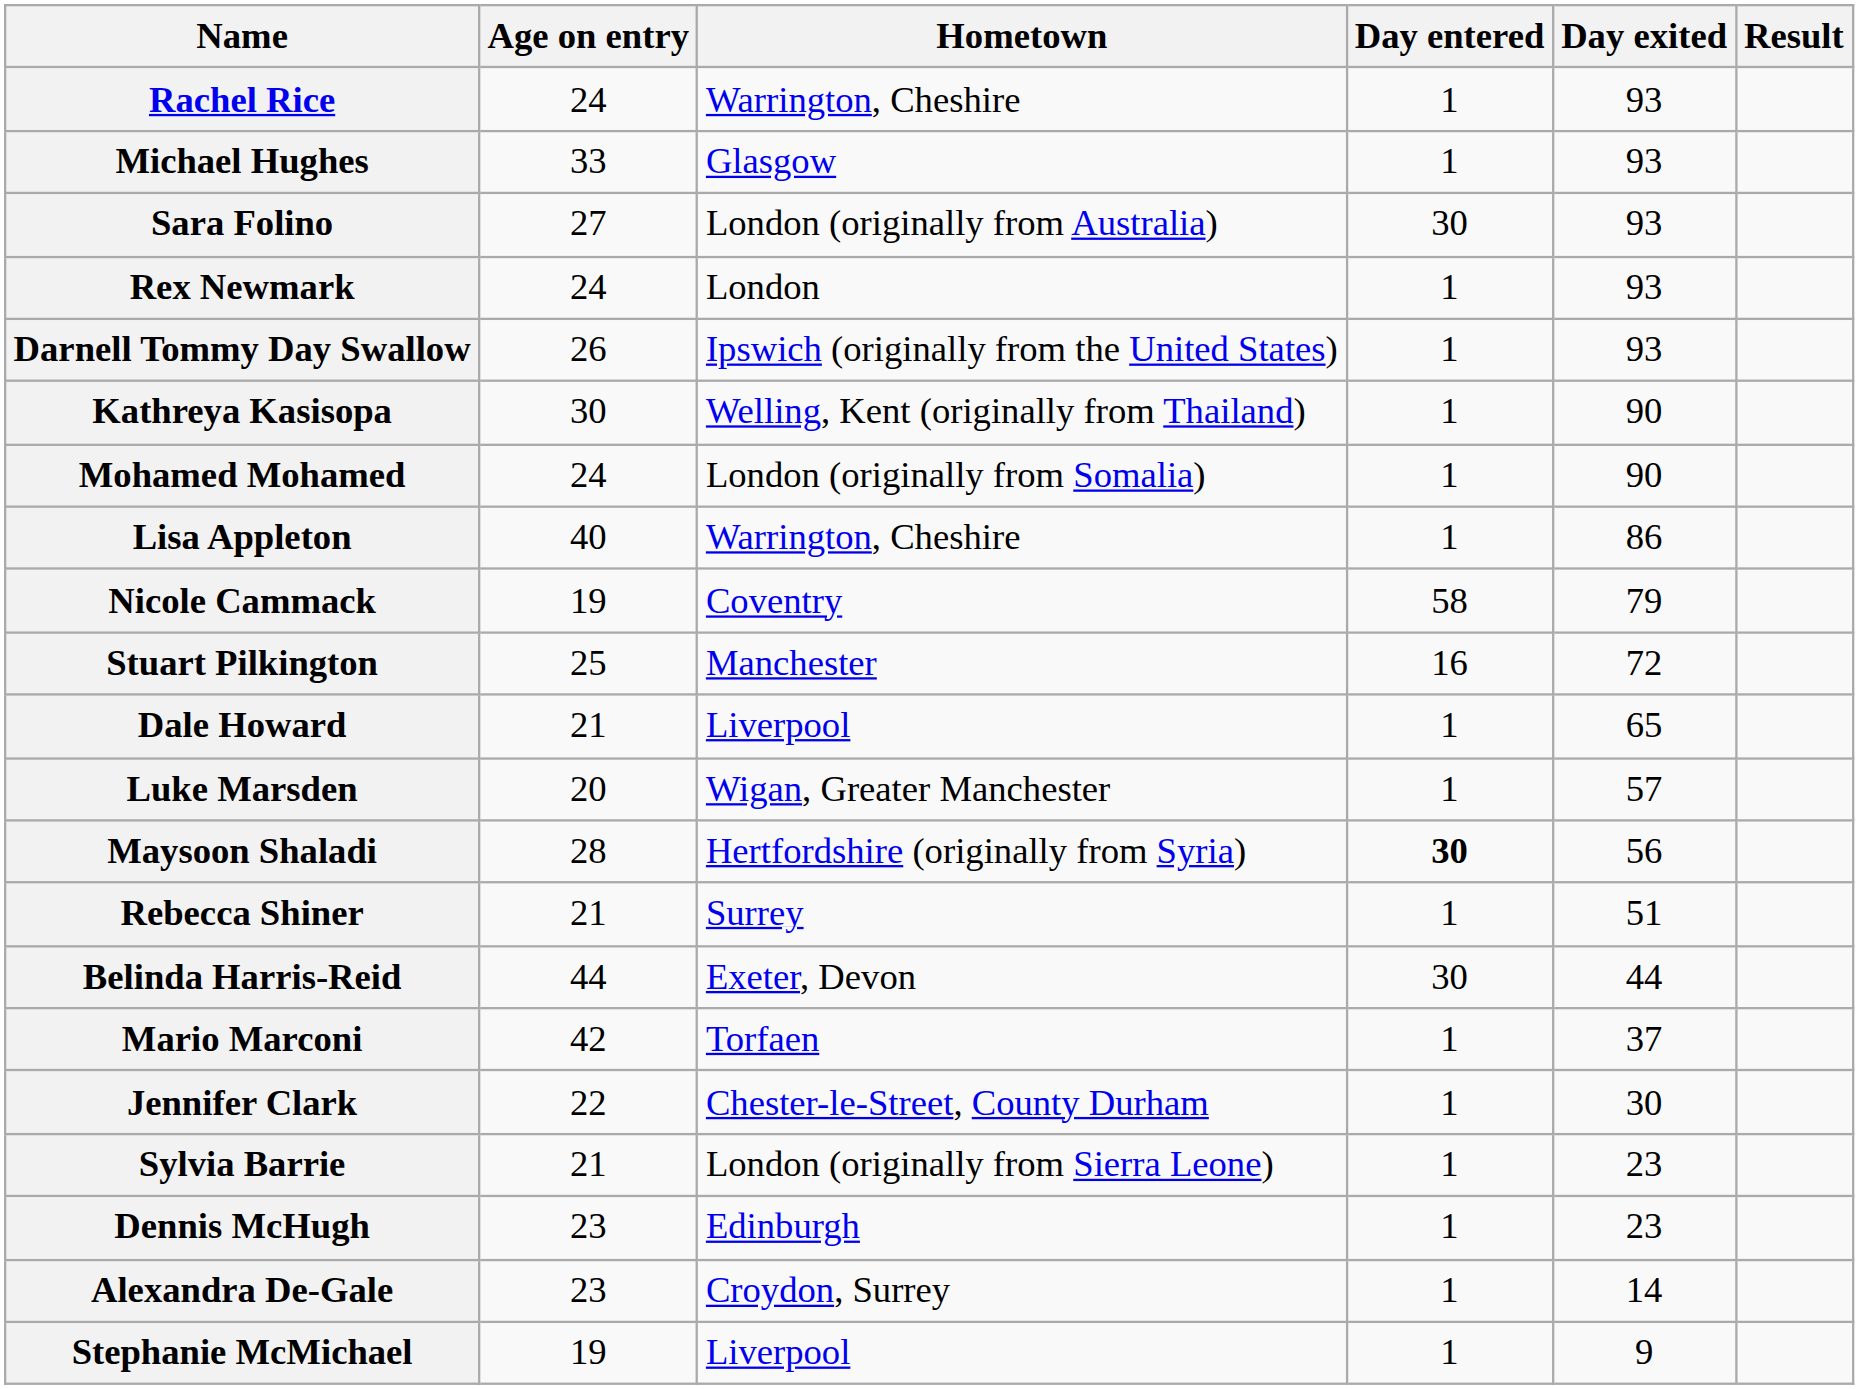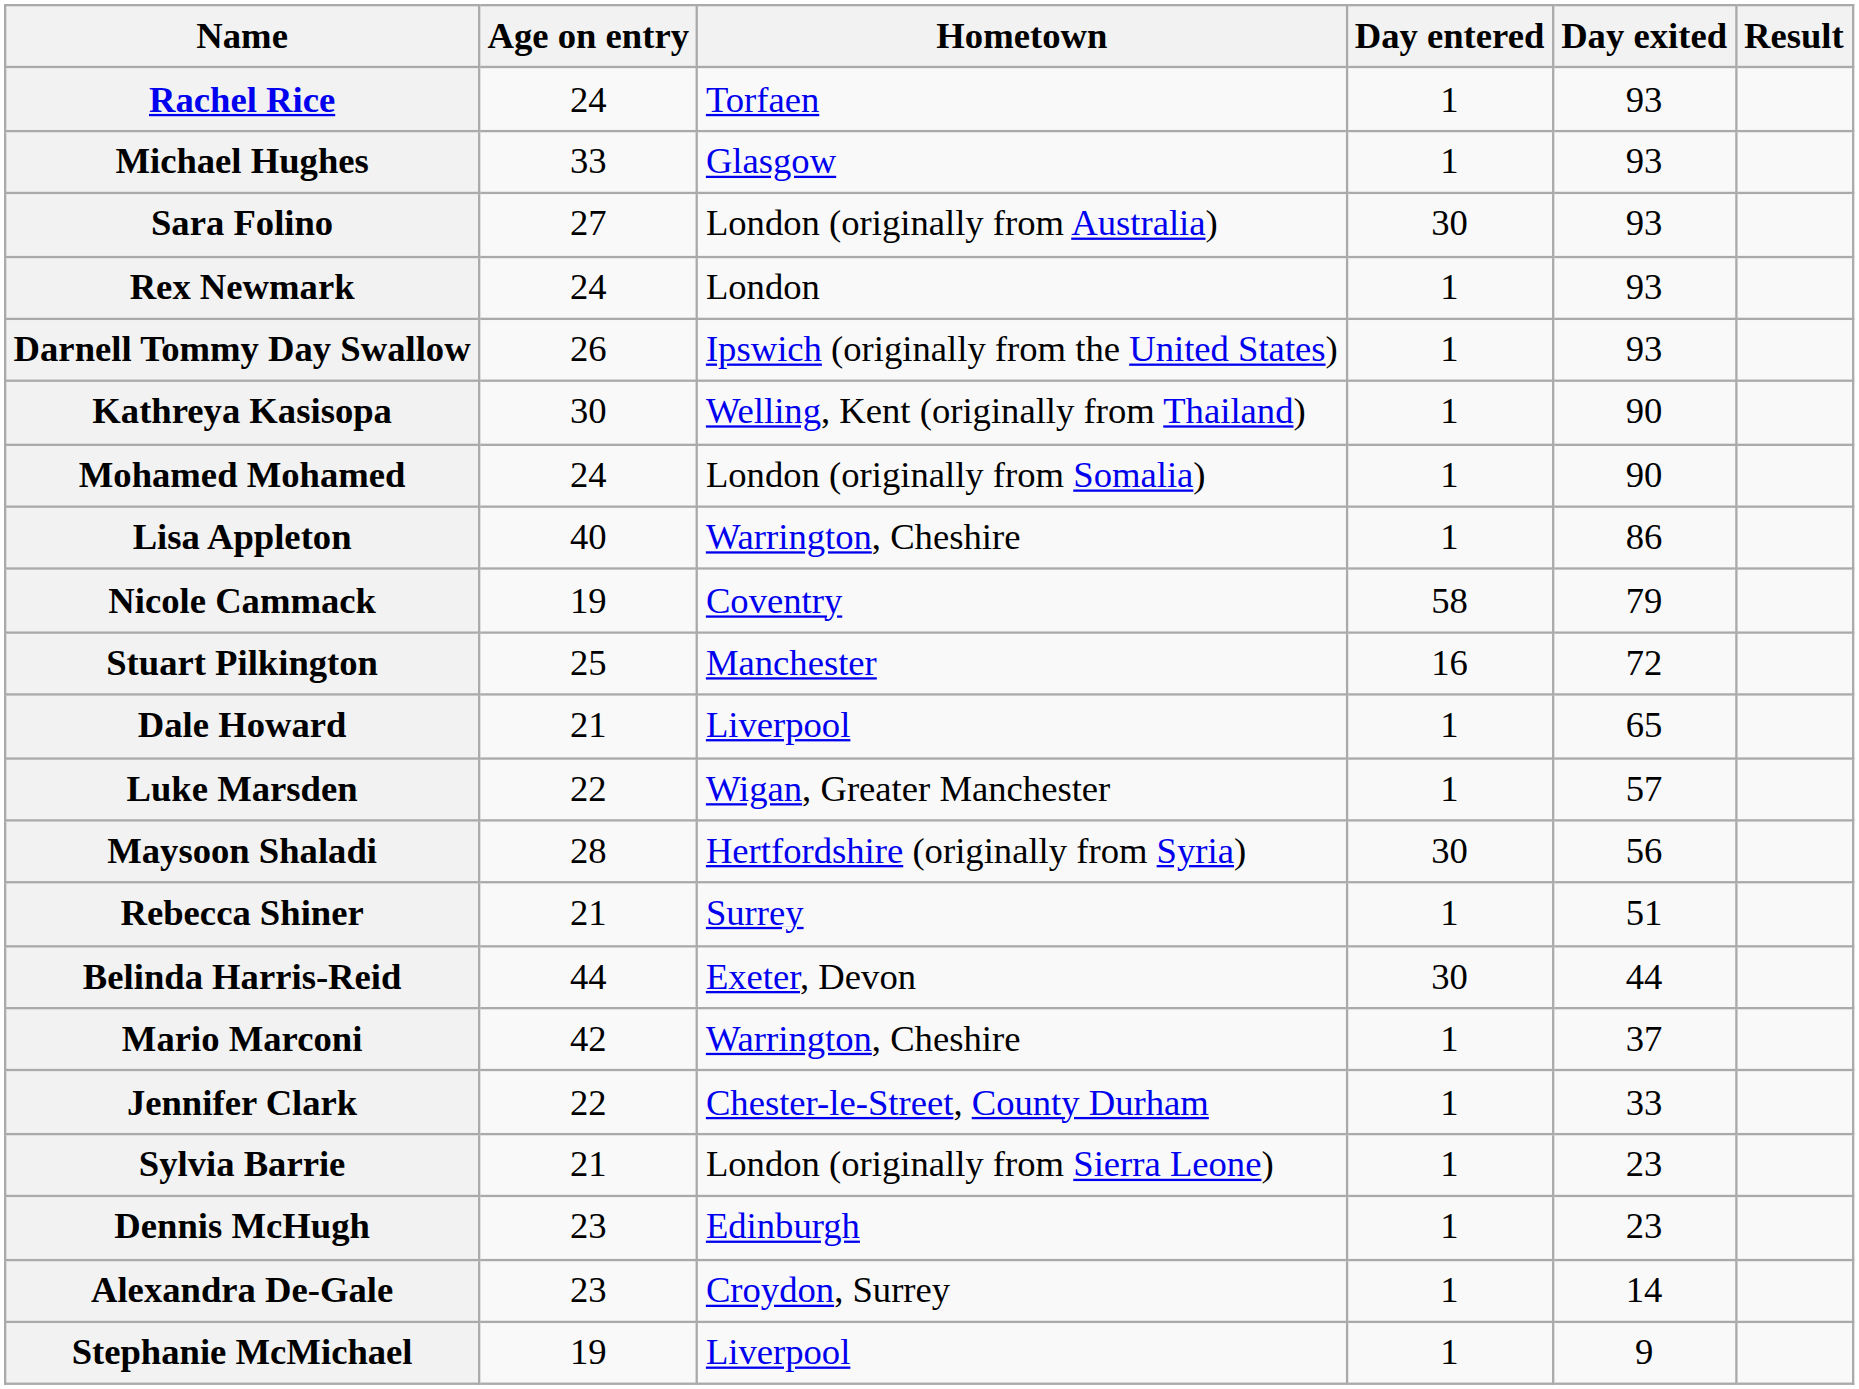(863, 98) Warrington, Cheshire -> (763, 98) Torfaen
(588, 788) 20 -> (588, 788) 22
(1449, 850) bold -> (1449, 850) normal
(763, 1038) Torfaen -> (863, 1038) Warrington, Cheshire
(1644, 1101) 30 -> (1644, 1101) 33
